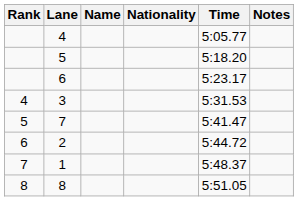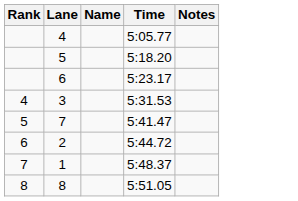- column: (161, 15)
